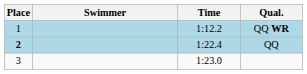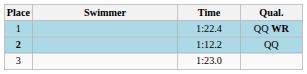(209, 28) 1:12.2 -> (209, 28) 1:22.4
(209, 45) 1:22.4 -> (209, 45) 1:12.2
